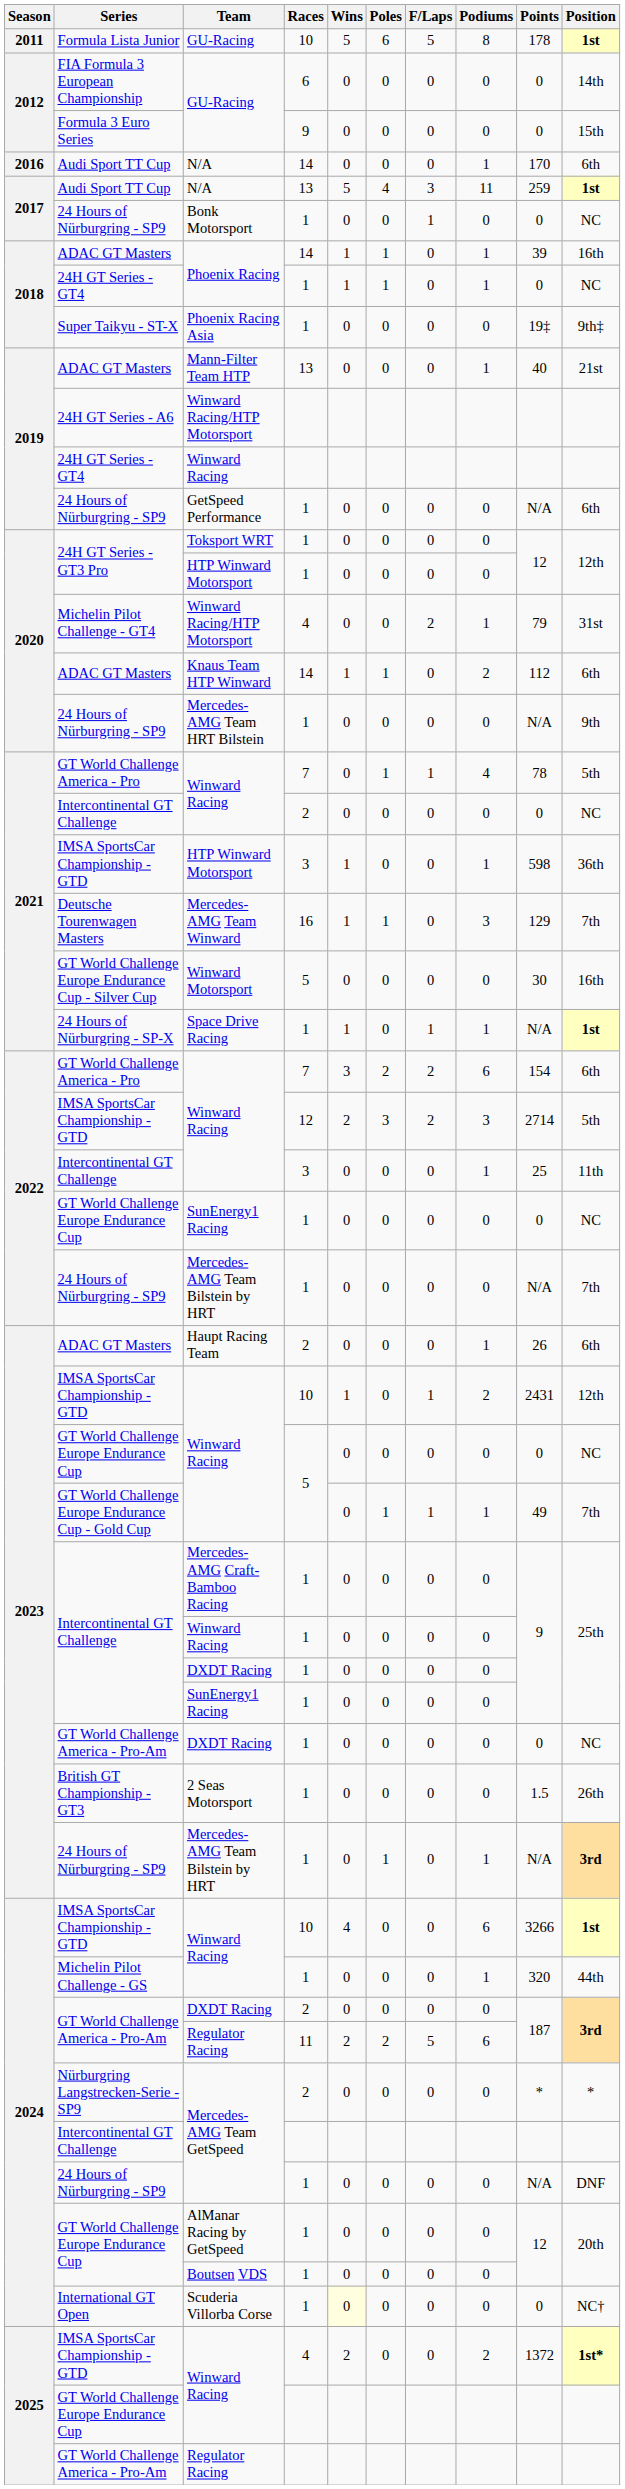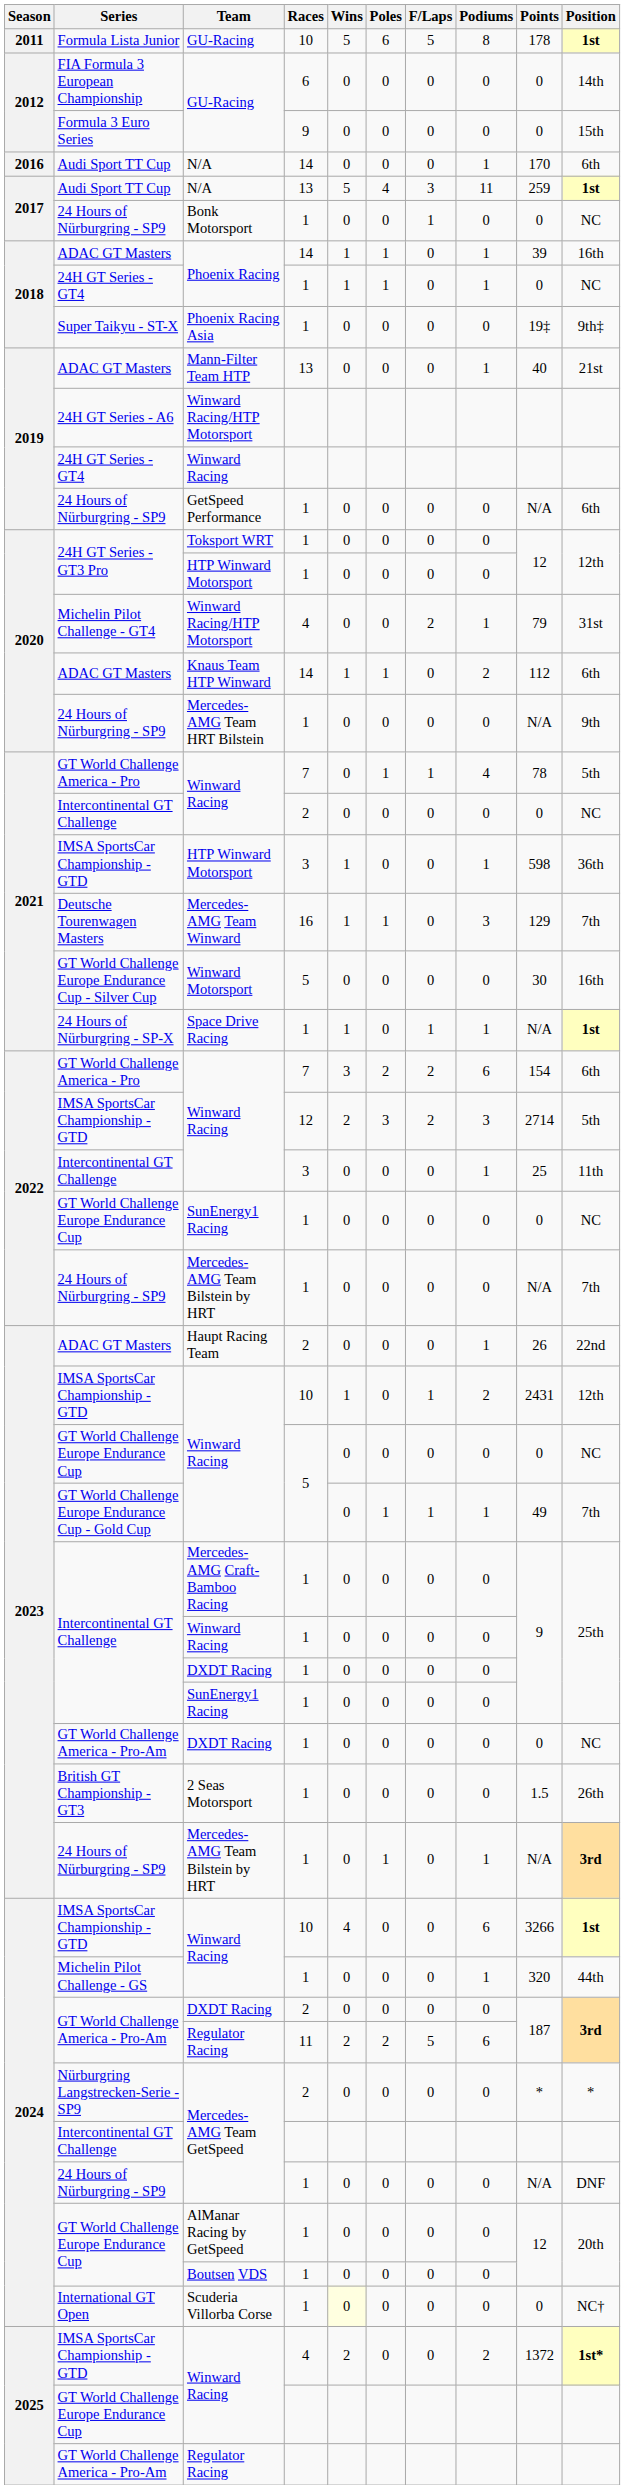(591, 1346) 6th -> (591, 1346) 22nd
